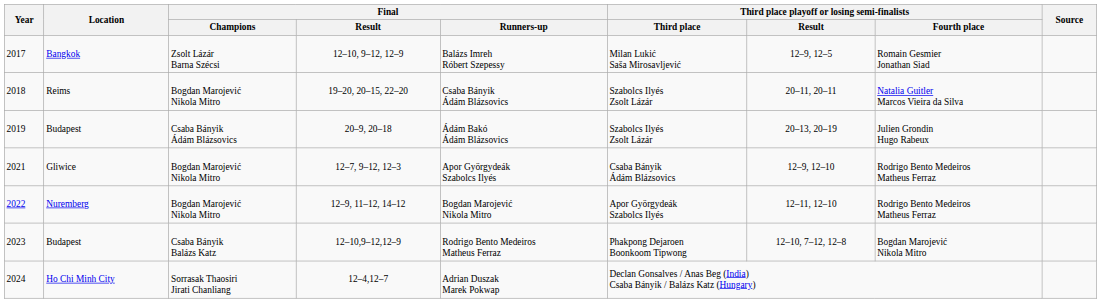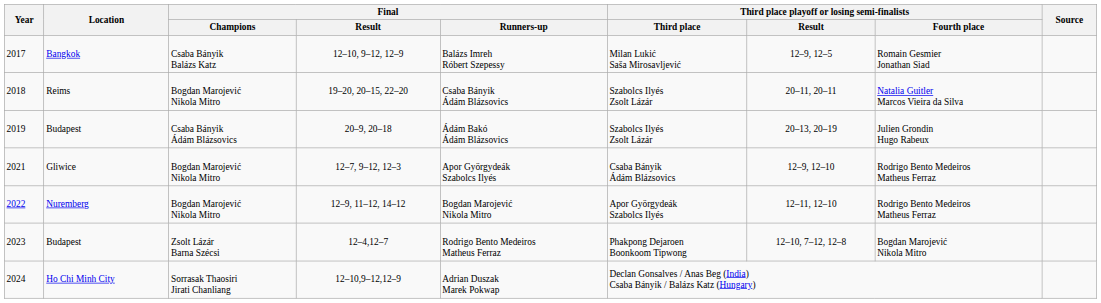(195, 59) Zsolt Lázár Barna Szécsi -> (197, 59) Csaba Bányik Balázs Katz
(197, 247) Csaba Bányik Balázs Katz -> (195, 247) Zsolt Lázár Barna Szécsi
(368, 241) 12–10,9–12,12–9 -> (368, 241) 12–4,12–7
(368, 279) 12–4,12–7 -> (368, 279) 12–10,9–12,12–9
